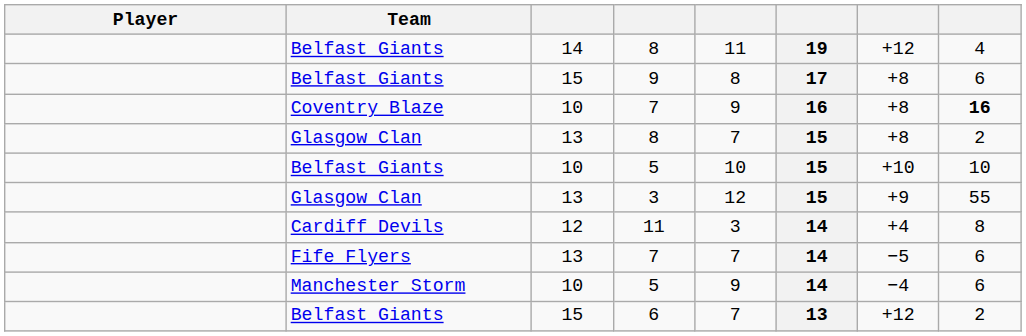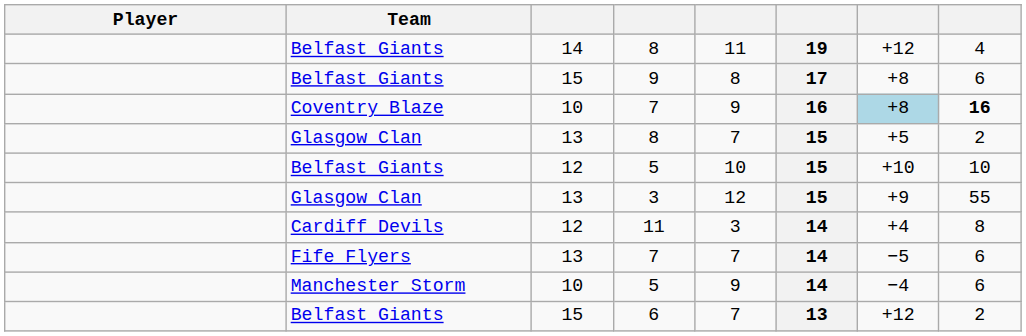(898, 109) no background -> (898, 109) lightblue background
(898, 138) +8 -> (898, 138) +5
(572, 168) 10 -> (572, 168) 12
